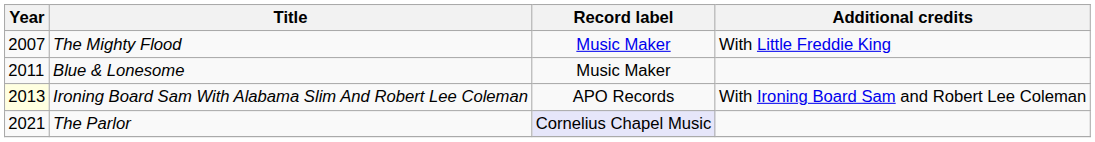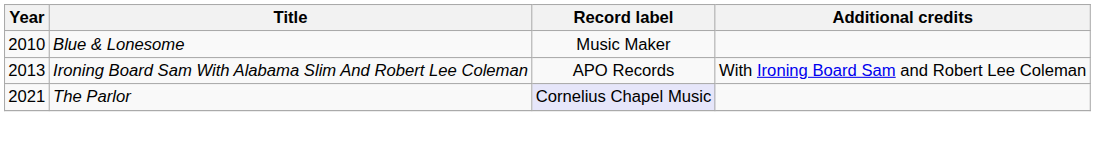- row: (117, 44)
(26, 70) 2011 -> (27, 44) 2010
(27, 96) lightyellow background -> (27, 70) no background
